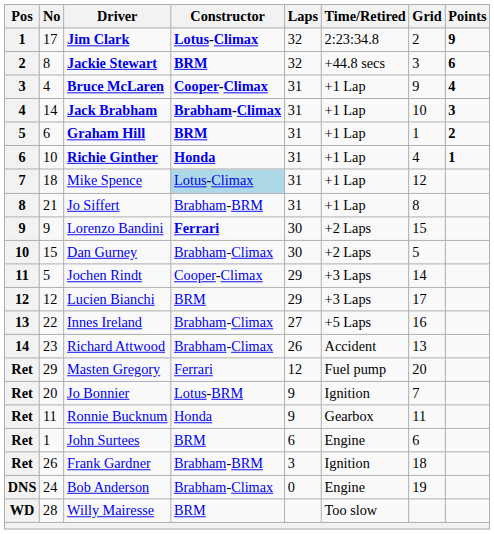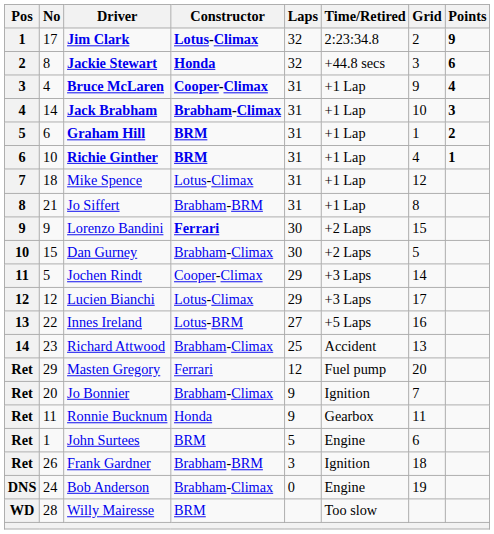(191, 63) BRM -> (195, 63) Honda
(195, 157) Honda -> (191, 157) BRM
(214, 181) lightblue background -> (214, 181) no background
(190, 299) BRM -> (214, 299) Lotus-Climax
(224, 322) Brabham-Climax -> (209, 322) Lotus-BRM
(295, 346) 26 -> (295, 346) 25
(209, 393) Lotus-BRM -> (224, 393) Brabham-Climax
(291, 440) 6 -> (291, 440) 5
